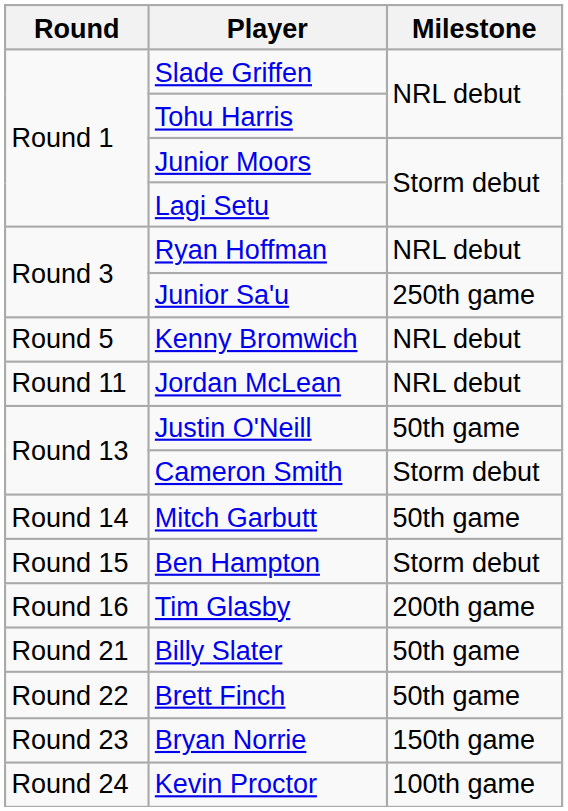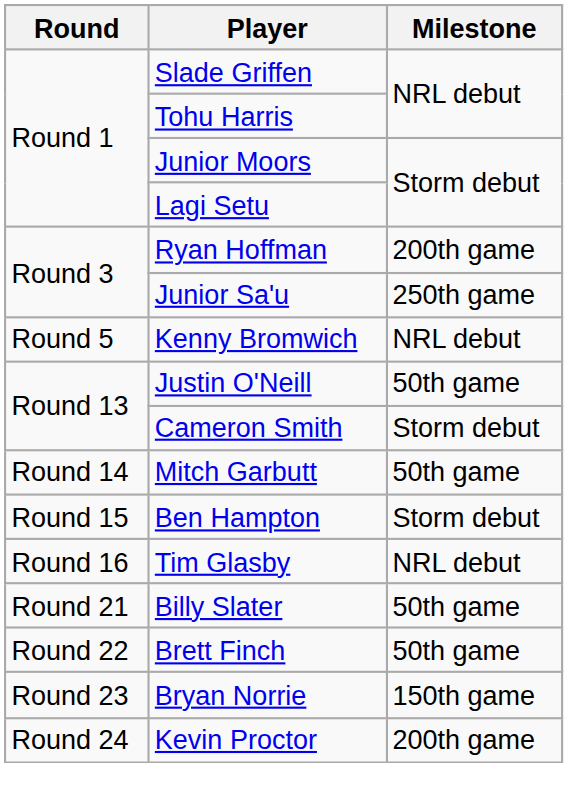(457, 250) NRL debut -> (464, 250) 200th game
- row: (248, 383)
(464, 606) 200th game -> (457, 561) NRL debut
(464, 784) 100th game -> (464, 739) 200th game
